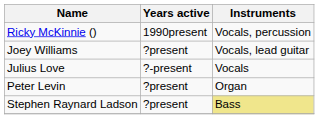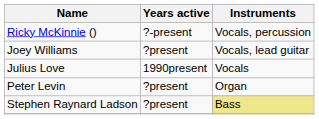(175, 31) 1990present -> (167, 31) ?-present
(167, 68) ?-present -> (175, 68) 1990present
